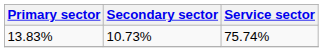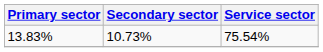(247, 36) 75.74% -> (247, 36) 75.54%
